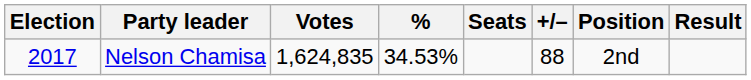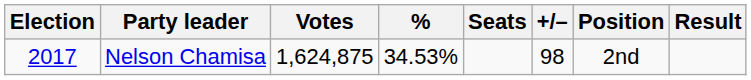(325, 56) 1,624,835 -> (325, 56) 1,624,875
(552, 56) 88 -> (552, 56) 98
